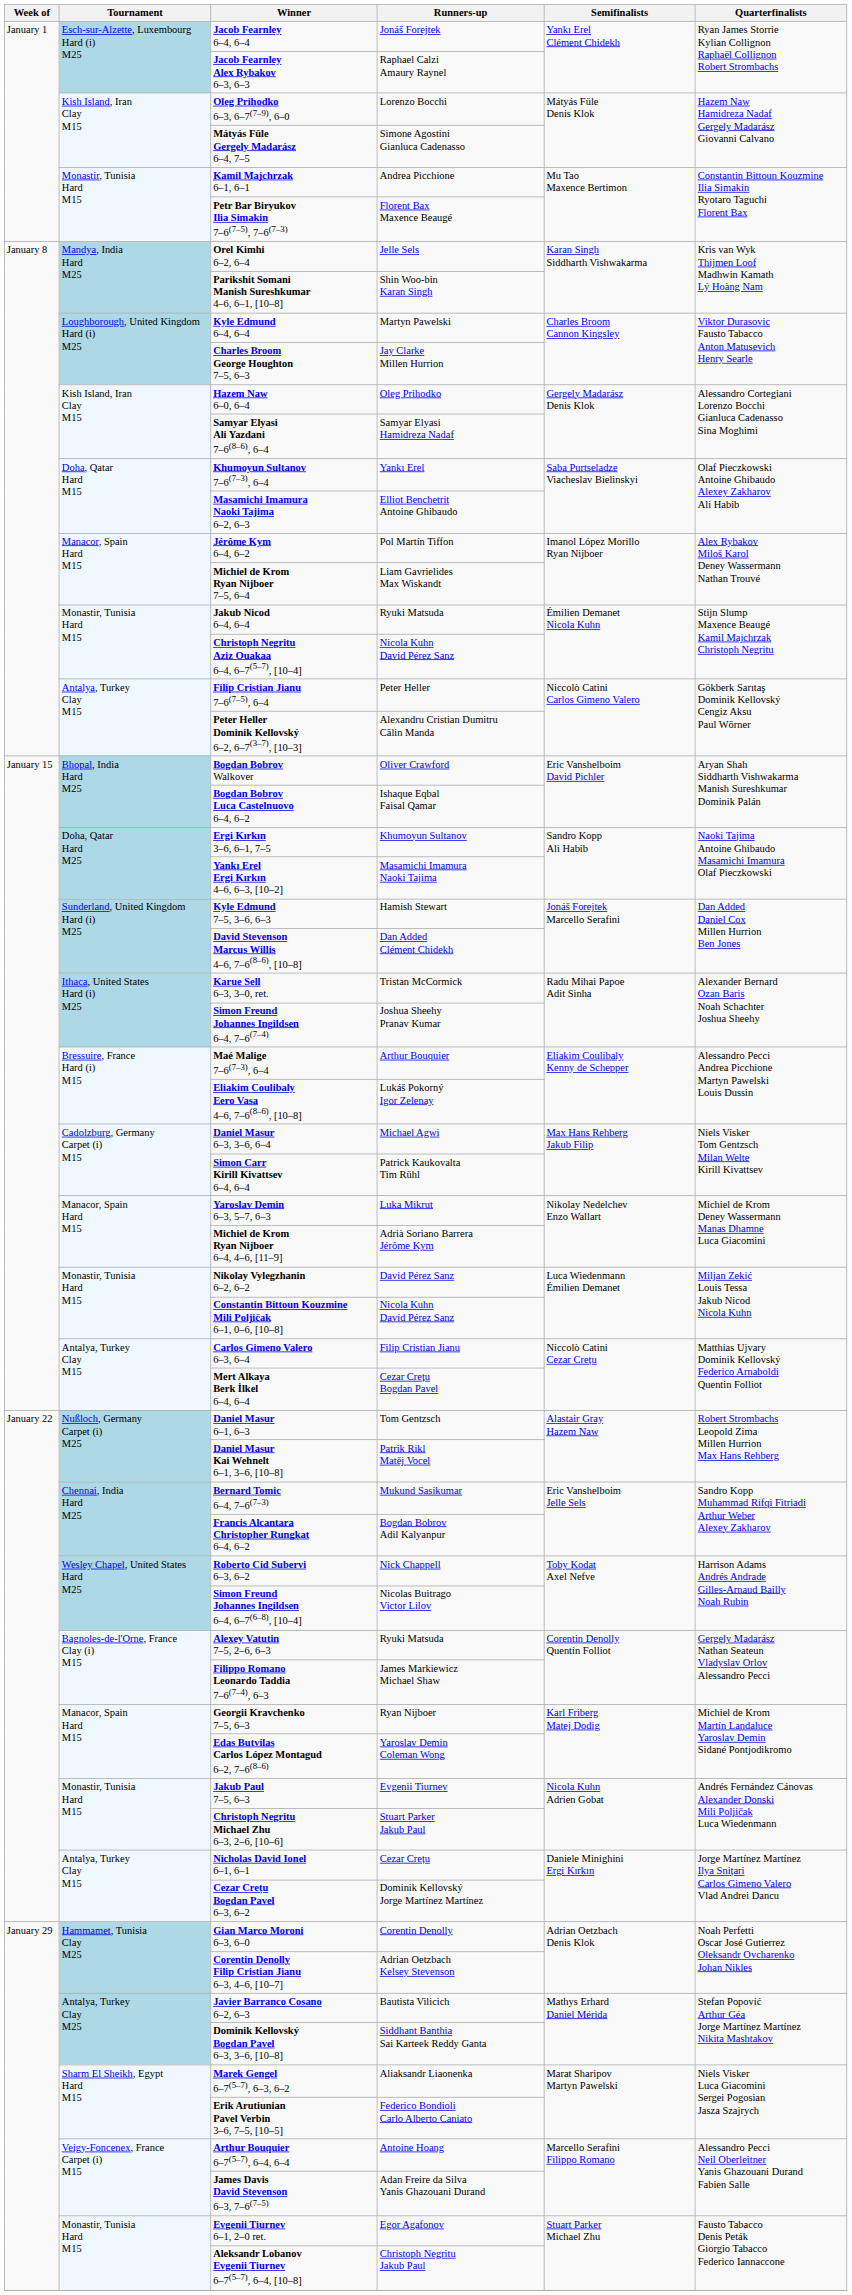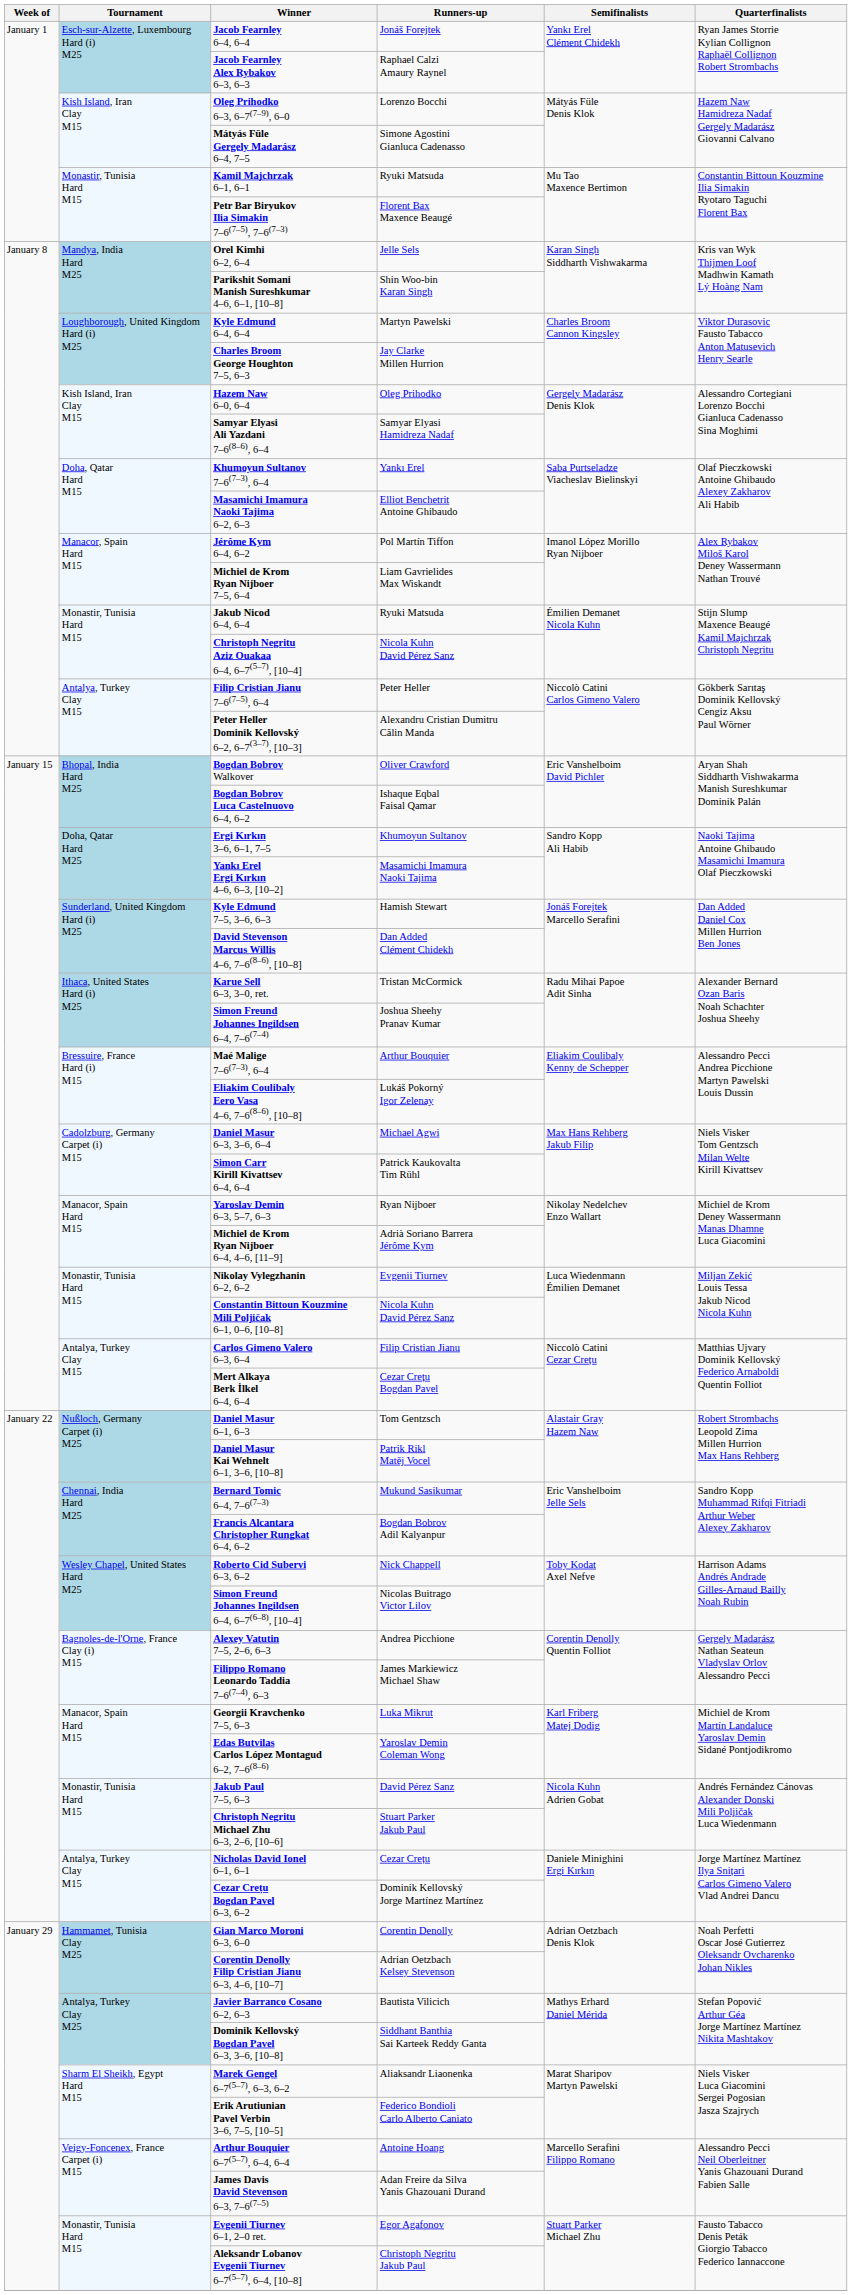(417, 175) Andrea Picchione -> (412, 175) Ryuki Matsuda
(406, 1204) Luka Mikrut -> (408, 1204) Ryan Nijboer
(417, 1275) David Pérez Sanz -> (414, 1275) Evgenii Tiurnev
(412, 1638) Ryuki Matsuda -> (417, 1638) Andrea Picchione
(408, 1712) Ryan Nijboer -> (406, 1712) Luka Mikrut
(414, 1787) Evgenii Tiurnev -> (417, 1787) David Pérez Sanz
